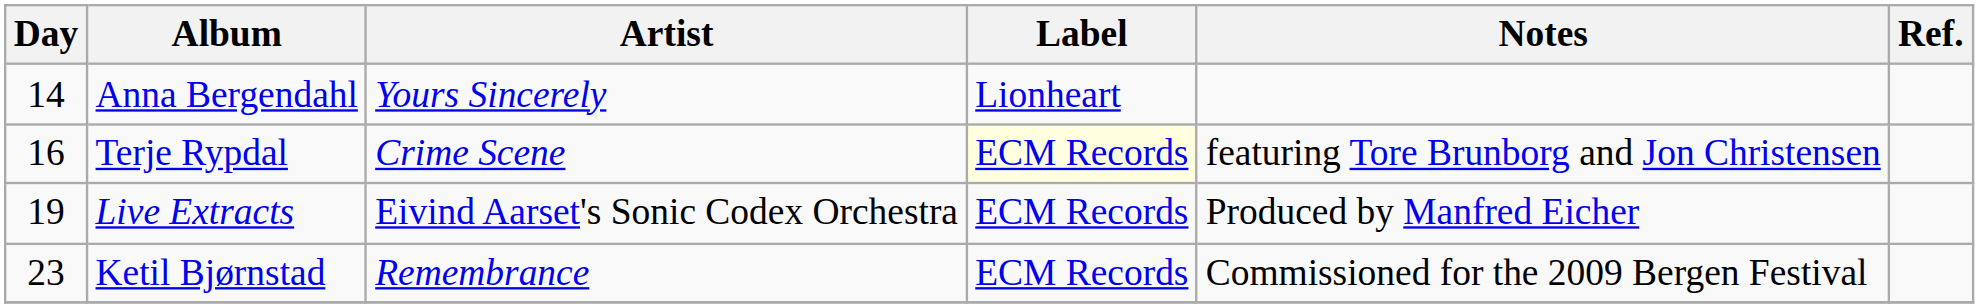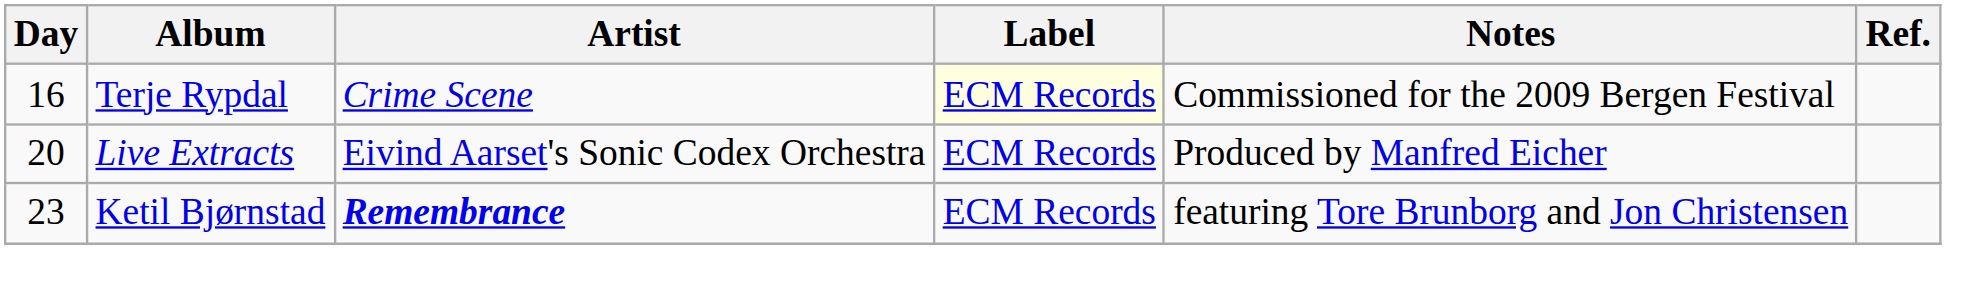- row: (227, 93)
(1543, 152) featuring Tore Brunborg and Jon Christensen -> (1504, 93) Commissioned for the 2009 Bergen Festival
(46, 212) 19 -> (46, 152) 20
(482, 271) normal -> (454, 212) bold
(1537, 271) Commissioned for the 2009 Bergen Festival -> (1511, 212) featuring Tore Brunborg and Jon Christensen
